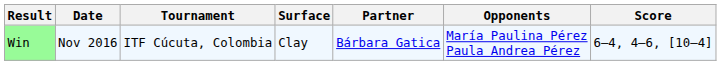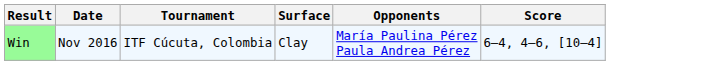- column: (388, 14)
